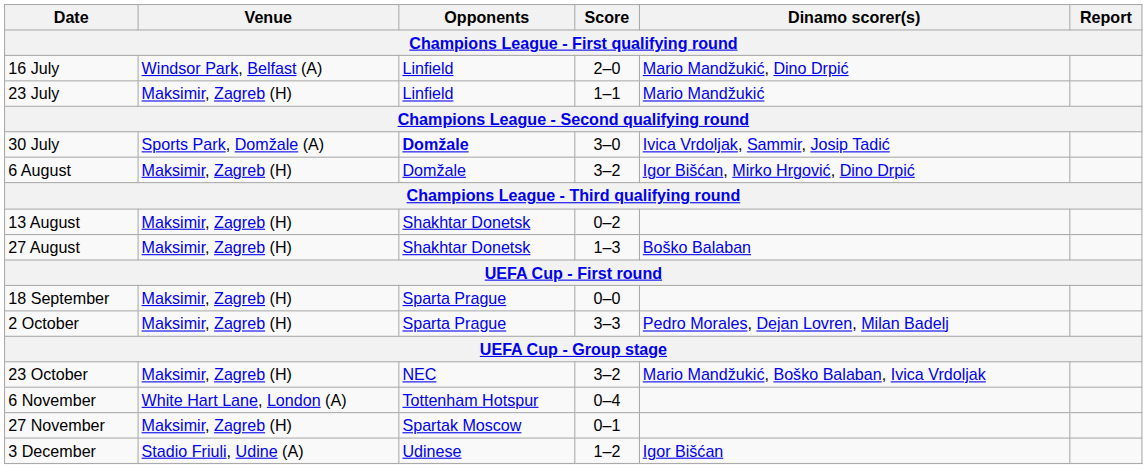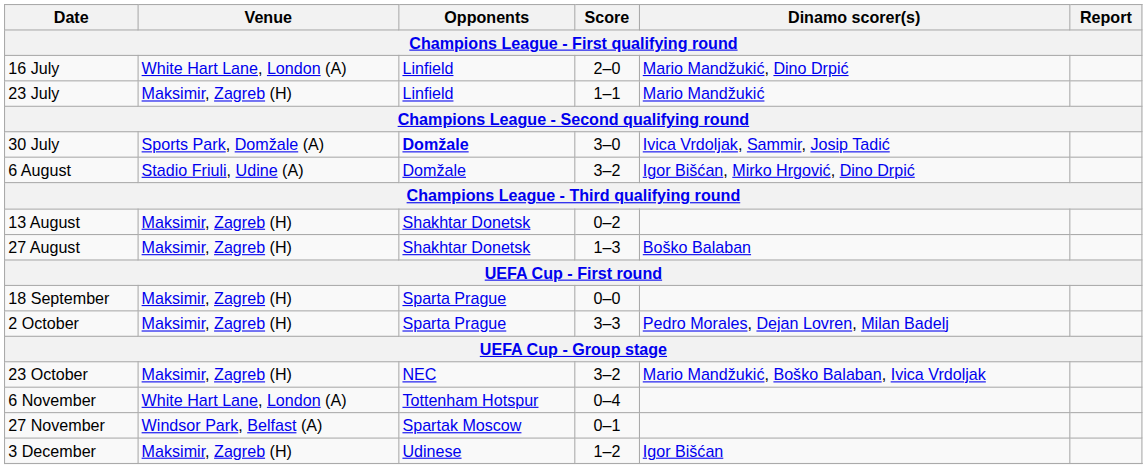(232, 68) Windsor Park, Belfast (A) -> (244, 68) White Hart Lane, London (A)
(217, 171) Maksimir, Zagreb (H) -> (223, 171) Stadio Friuli, Udine (A)
(217, 426) Maksimir, Zagreb (H) -> (232, 426) Windsor Park, Belfast (A)
(223, 451) Stadio Friuli, Udine (A) -> (217, 451) Maksimir, Zagreb (H)
